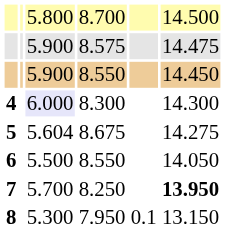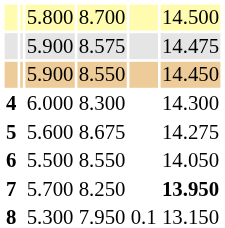(50, 103) lavender background -> (50, 103) no background
(50, 131) 5.604 -> (50, 131) 5.600
